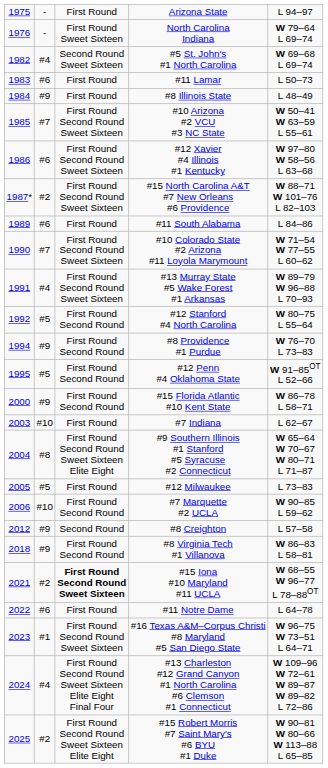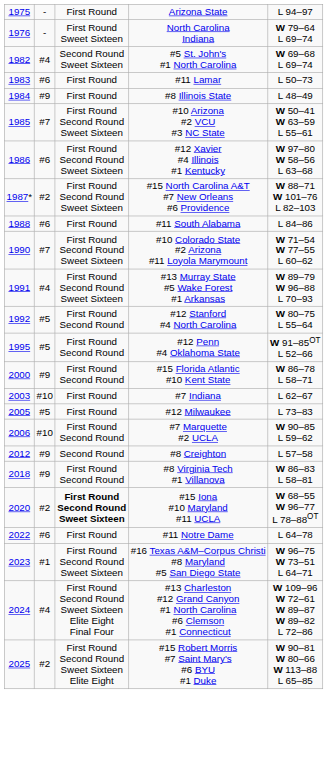(19, 223) 1989 -> (19, 223) 1988
- row: (198, 346)
- row: (198, 454)
(19, 582) 2021 -> (19, 507) 2020
